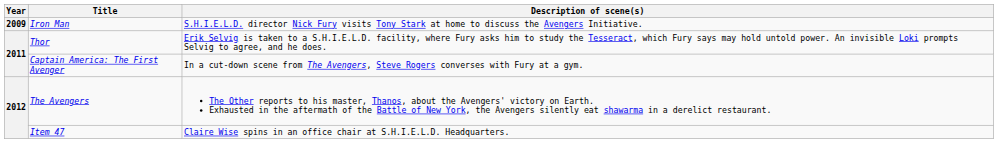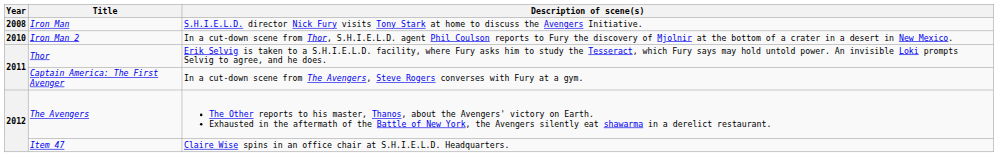(16, 24) 2009 -> (16, 24) 2008
+ row: (55, 38)
